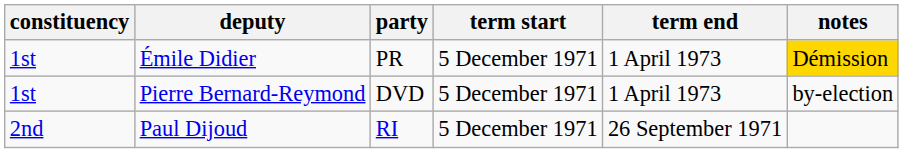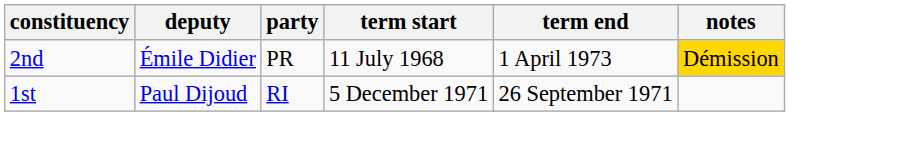(23, 57) 1st -> (27, 57) 2nd
(518, 57) 5 December 1971 -> (386, 57) 11 July 1968
- row: (253, 93)
(27, 128) 2nd -> (23, 93) 1st
